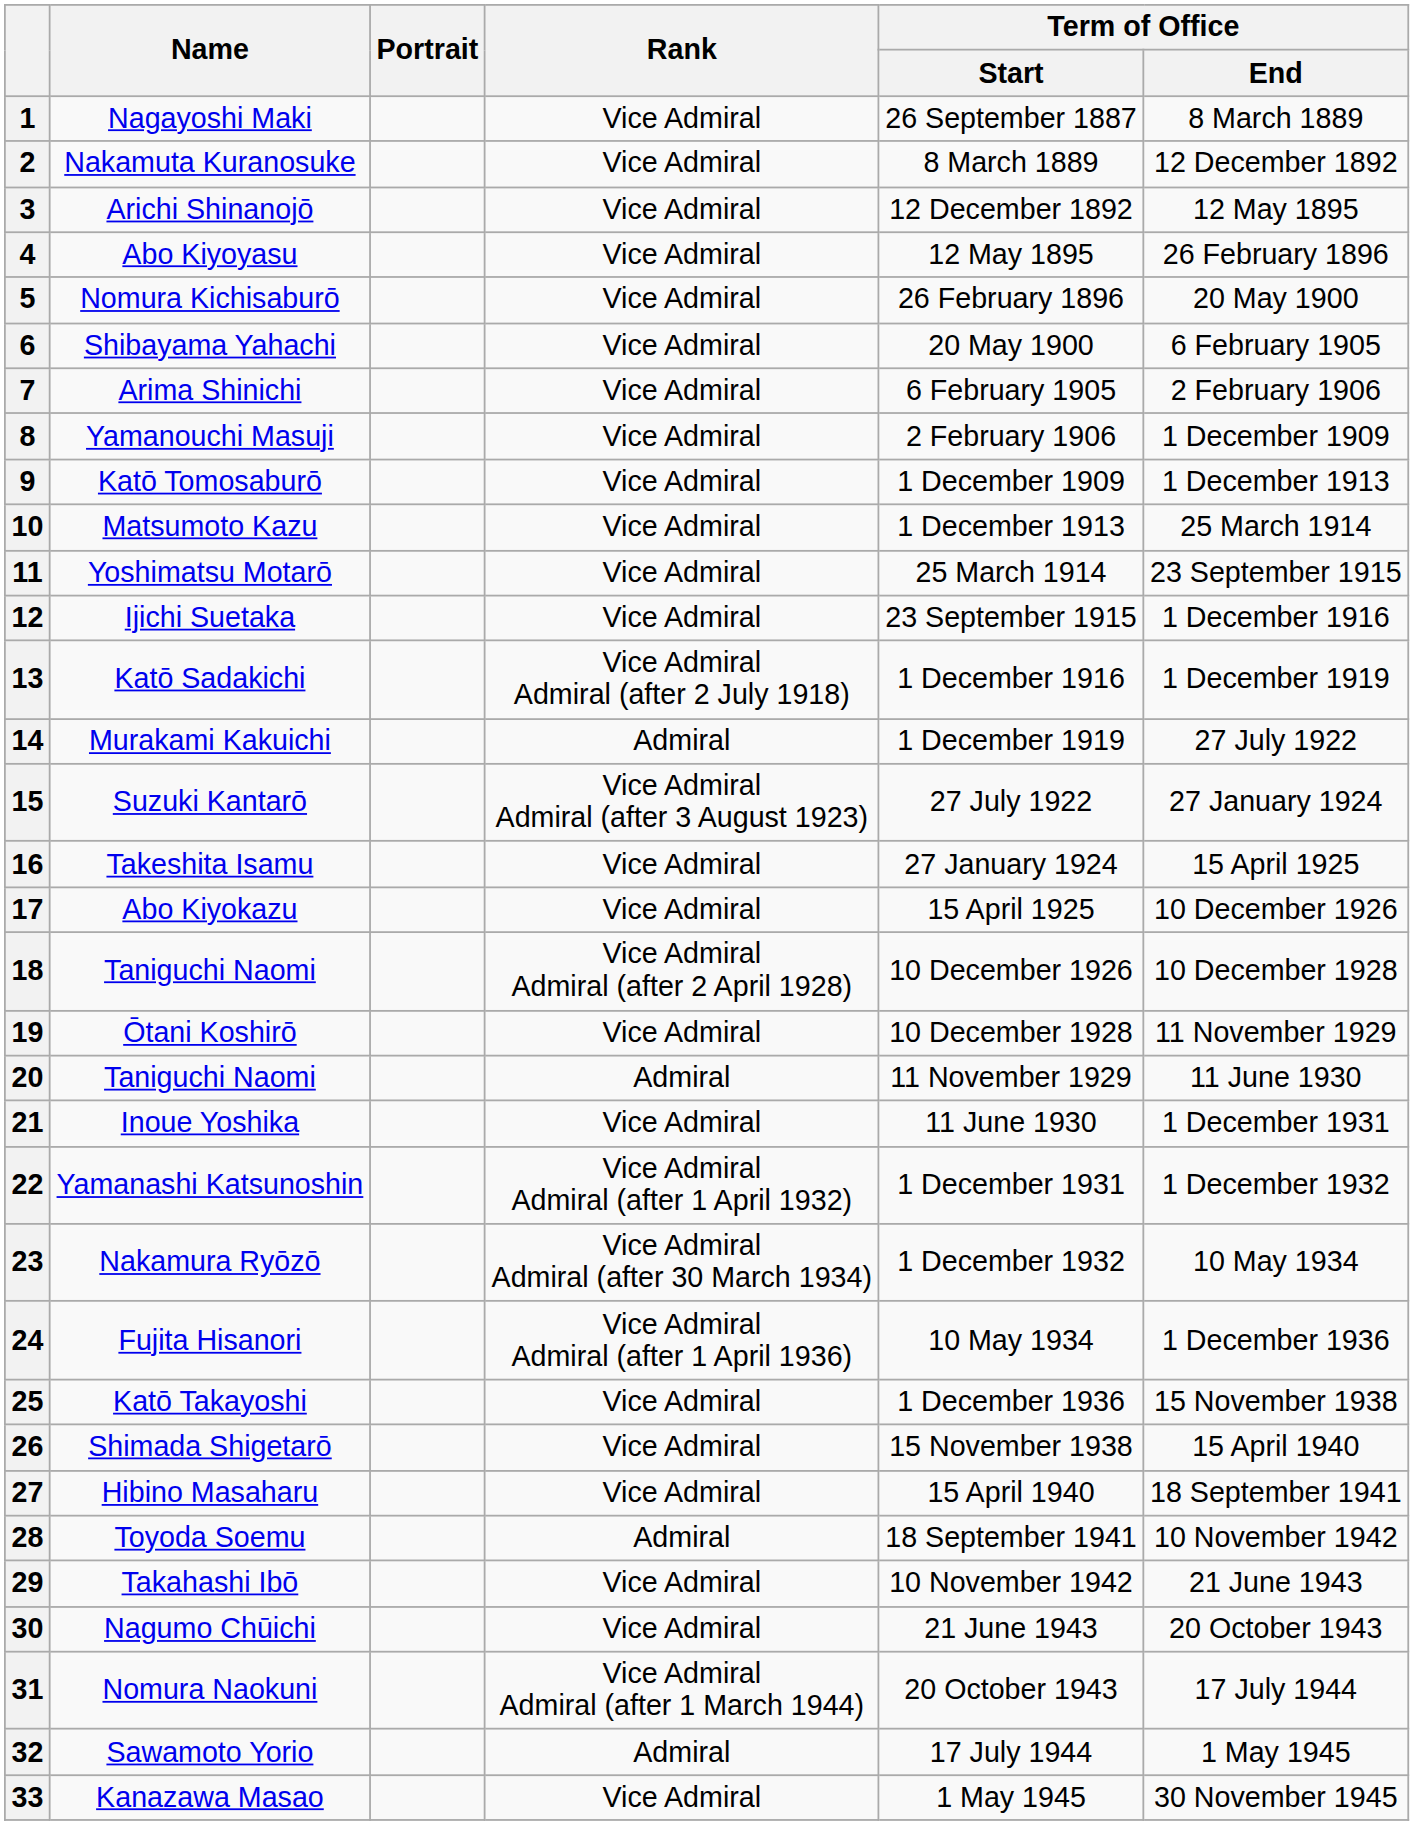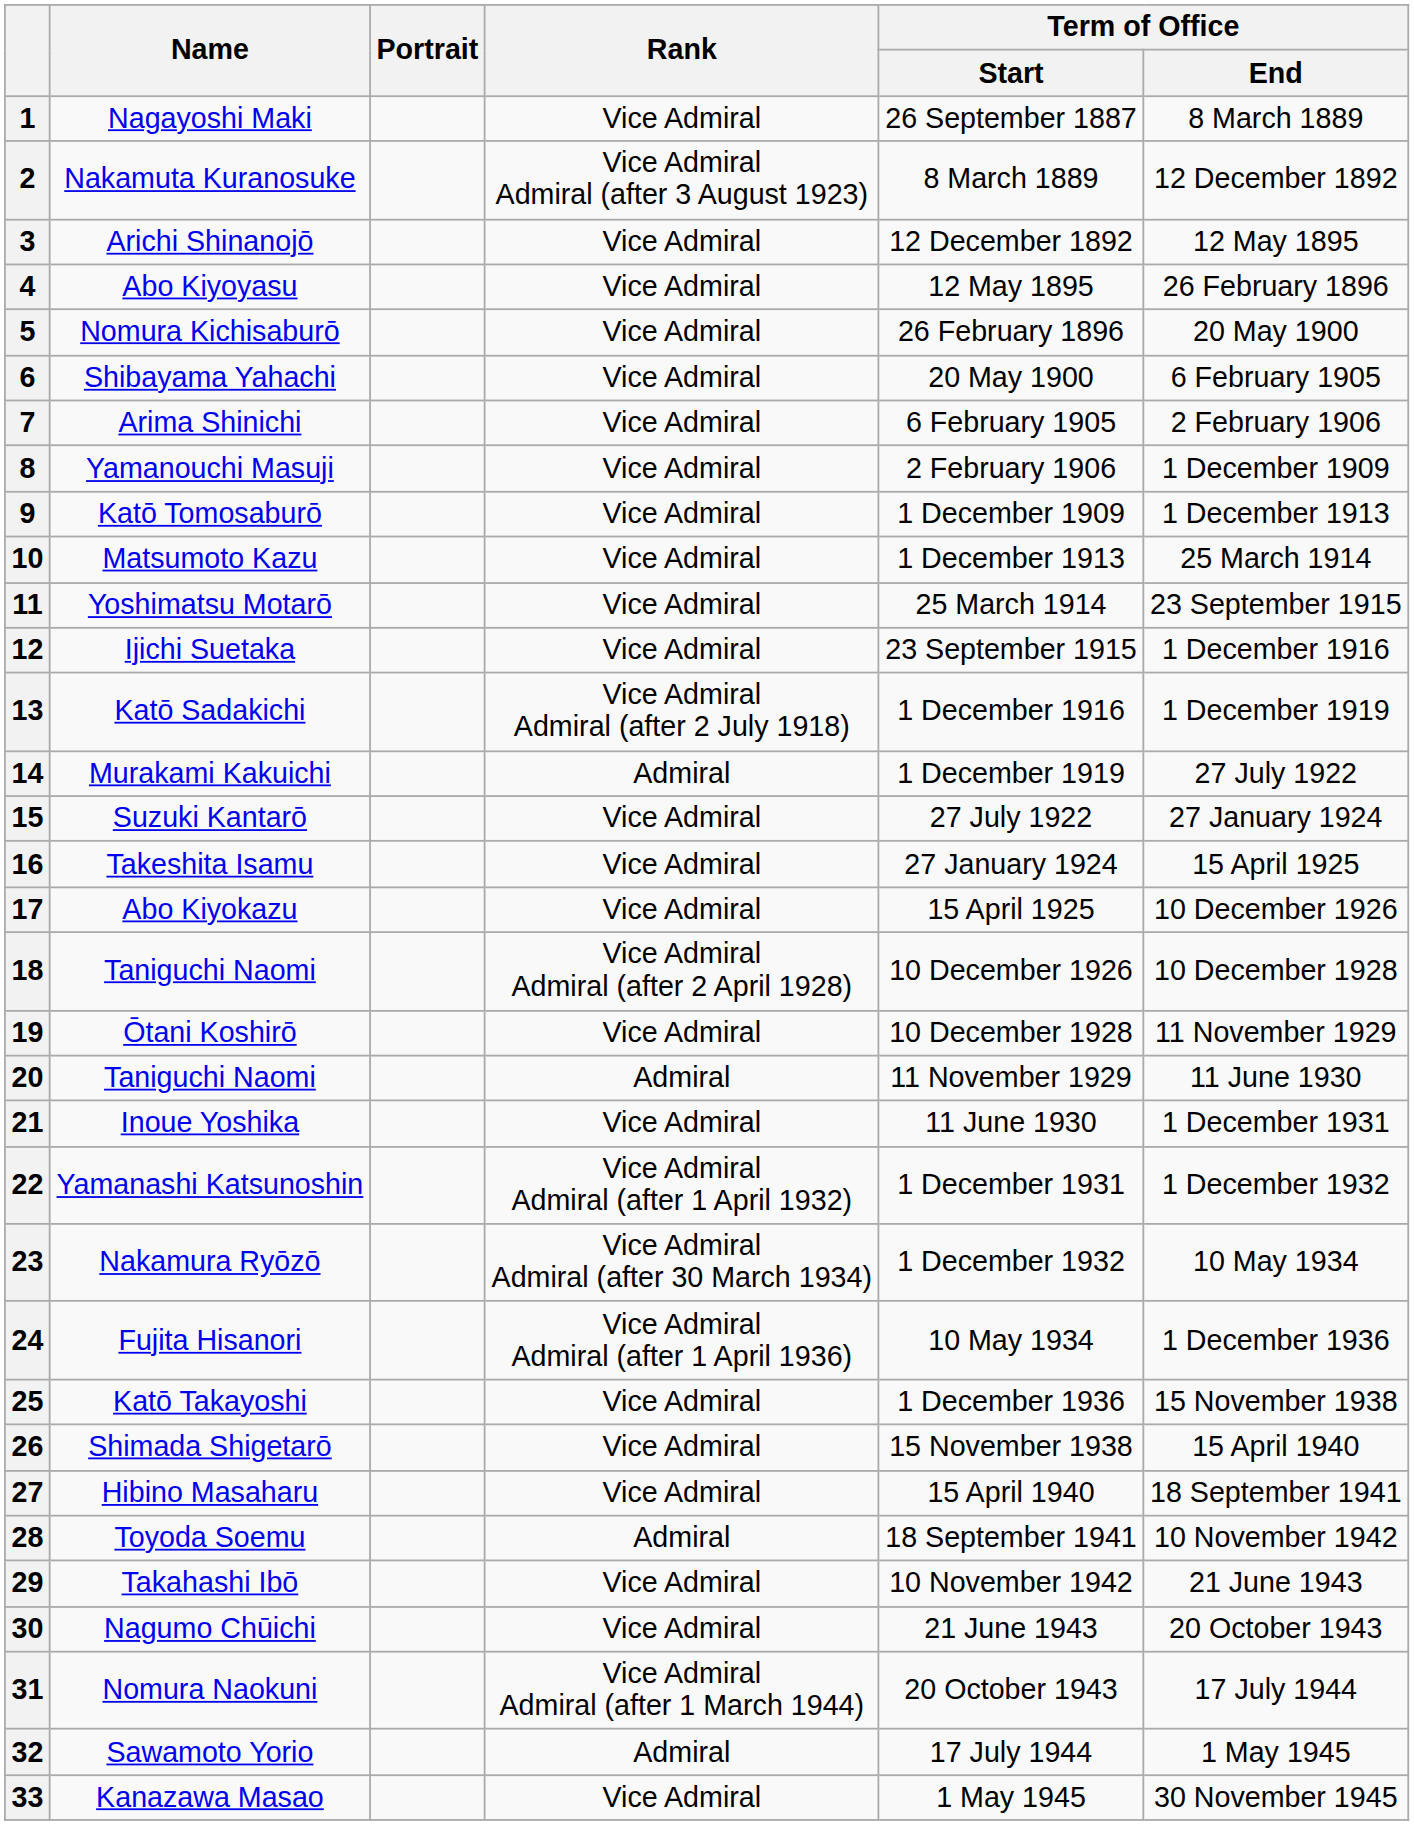(682, 163) Vice Admiral -> (682, 179) Vice Admiral Admiral (after 3 August 1923)
(682, 802) Vice Admiral Admiral (after 3 August 1923) -> (682, 818) Vice Admiral
